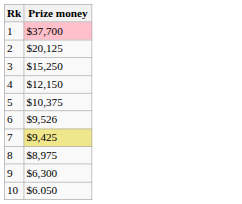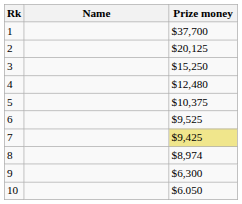+ column: (96, 13)
(45, 31) pink background -> (190, 31) no background
(45, 84) $12,150 -> (190, 84) $12,480
(42, 119) $9,526 -> (187, 119) $9,525
(42, 155) $8,975 -> (187, 155) $8,974
